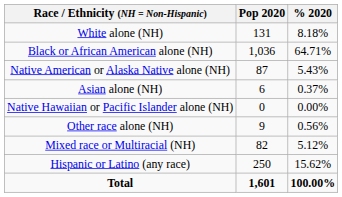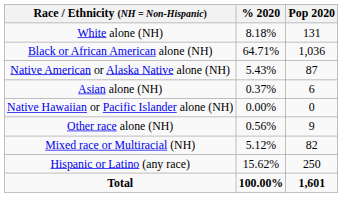columns swapped: (262, 13) <-> (313, 13)
